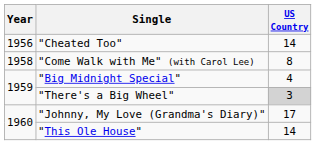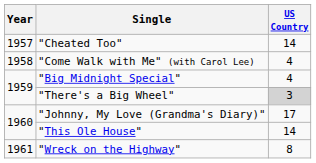(20, 43) 1956 -> (20, 43) 1957
(290, 61) 8 -> (290, 61) 4
+ row: (110, 149)
